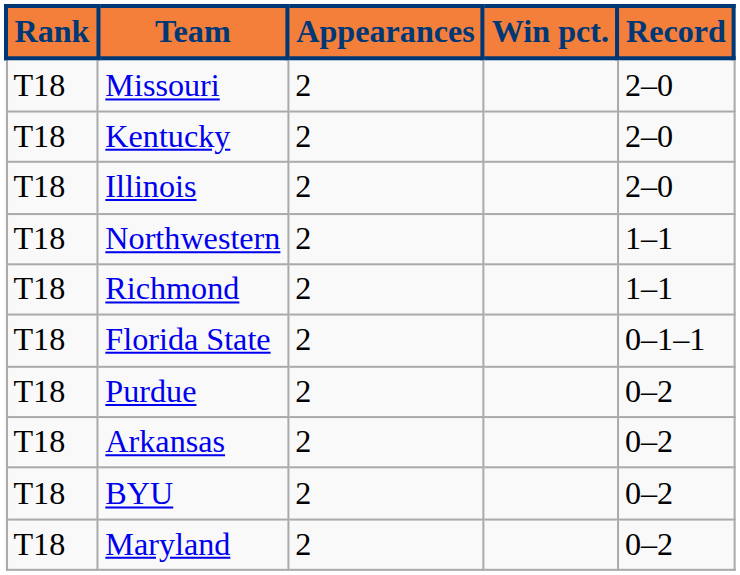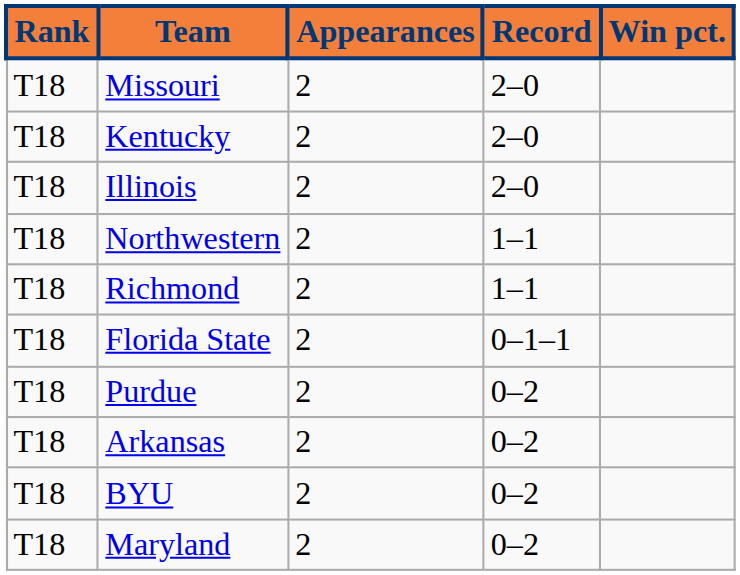columns swapped: (676, 32) <-> (550, 32)
